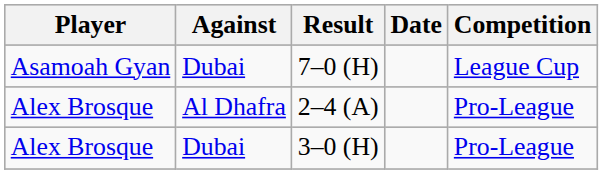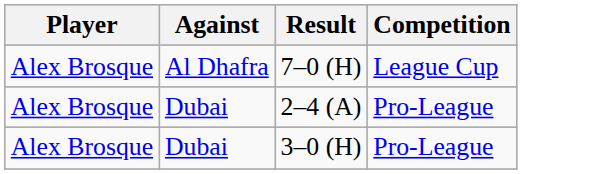- column: (416, 24)
(91, 65) Asamoah Gyan -> (82, 65) Alex Brosque
(214, 65) Dubai -> (217, 65) Al Dhafra
(234, 106) Al Dhafra -> (196, 106) Dubai
